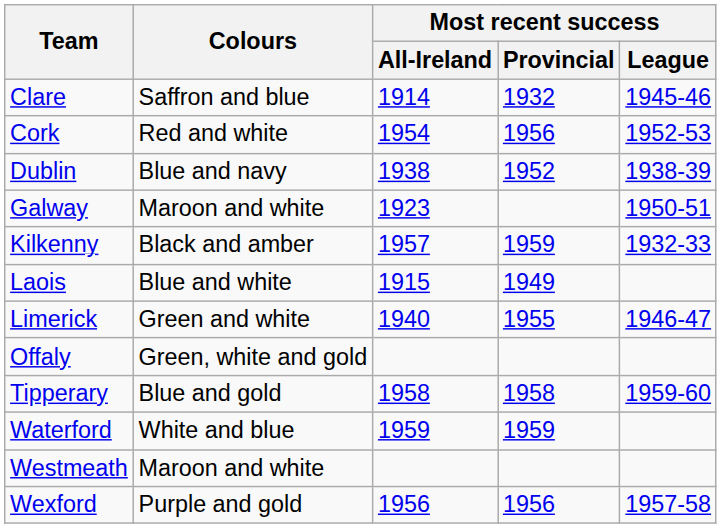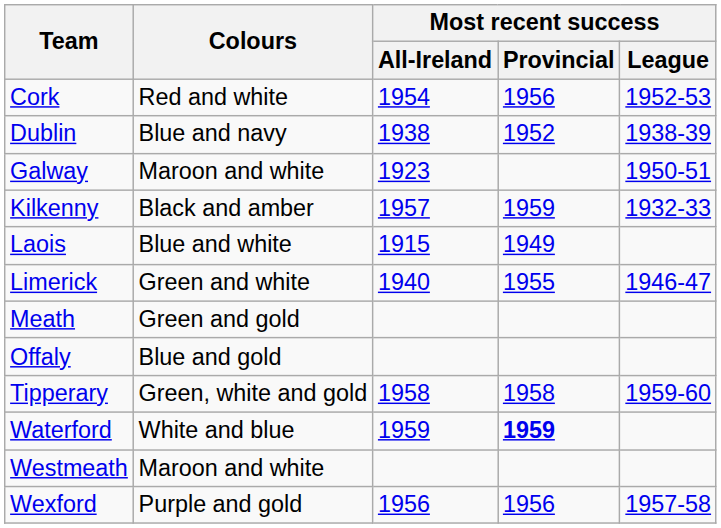- row: (38, 97)
+ row: (43, 319)
(253, 356) Green, white and gold -> (210, 356) Blue and gold
(210, 393) Blue and gold -> (253, 393) Green, white and gold
(529, 430) normal -> (529, 430) bold
